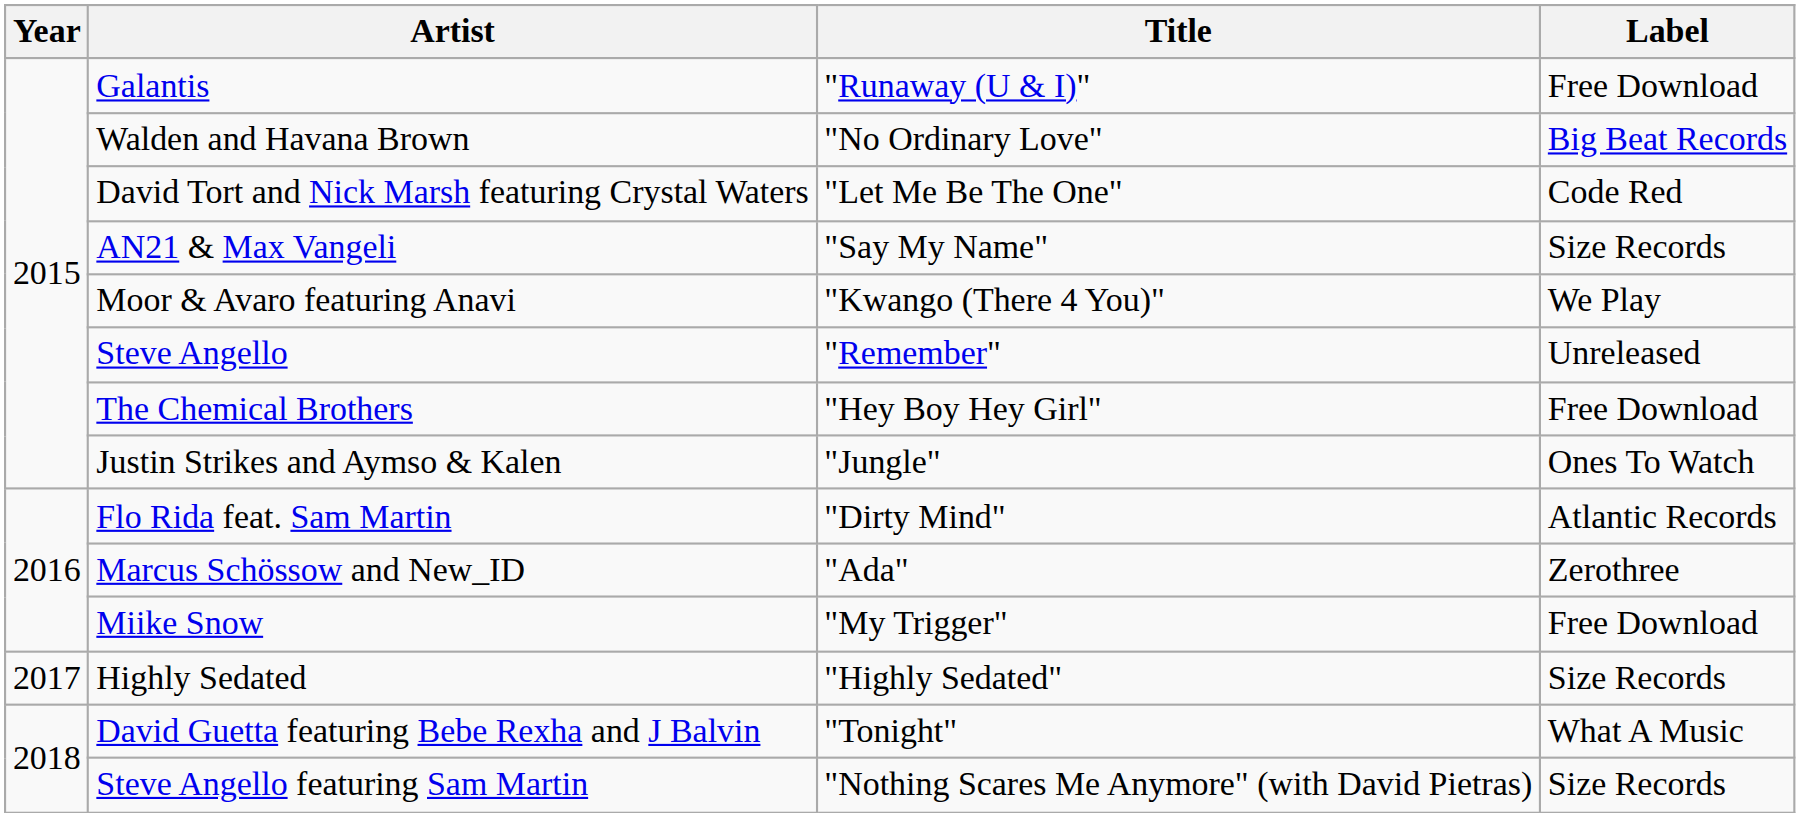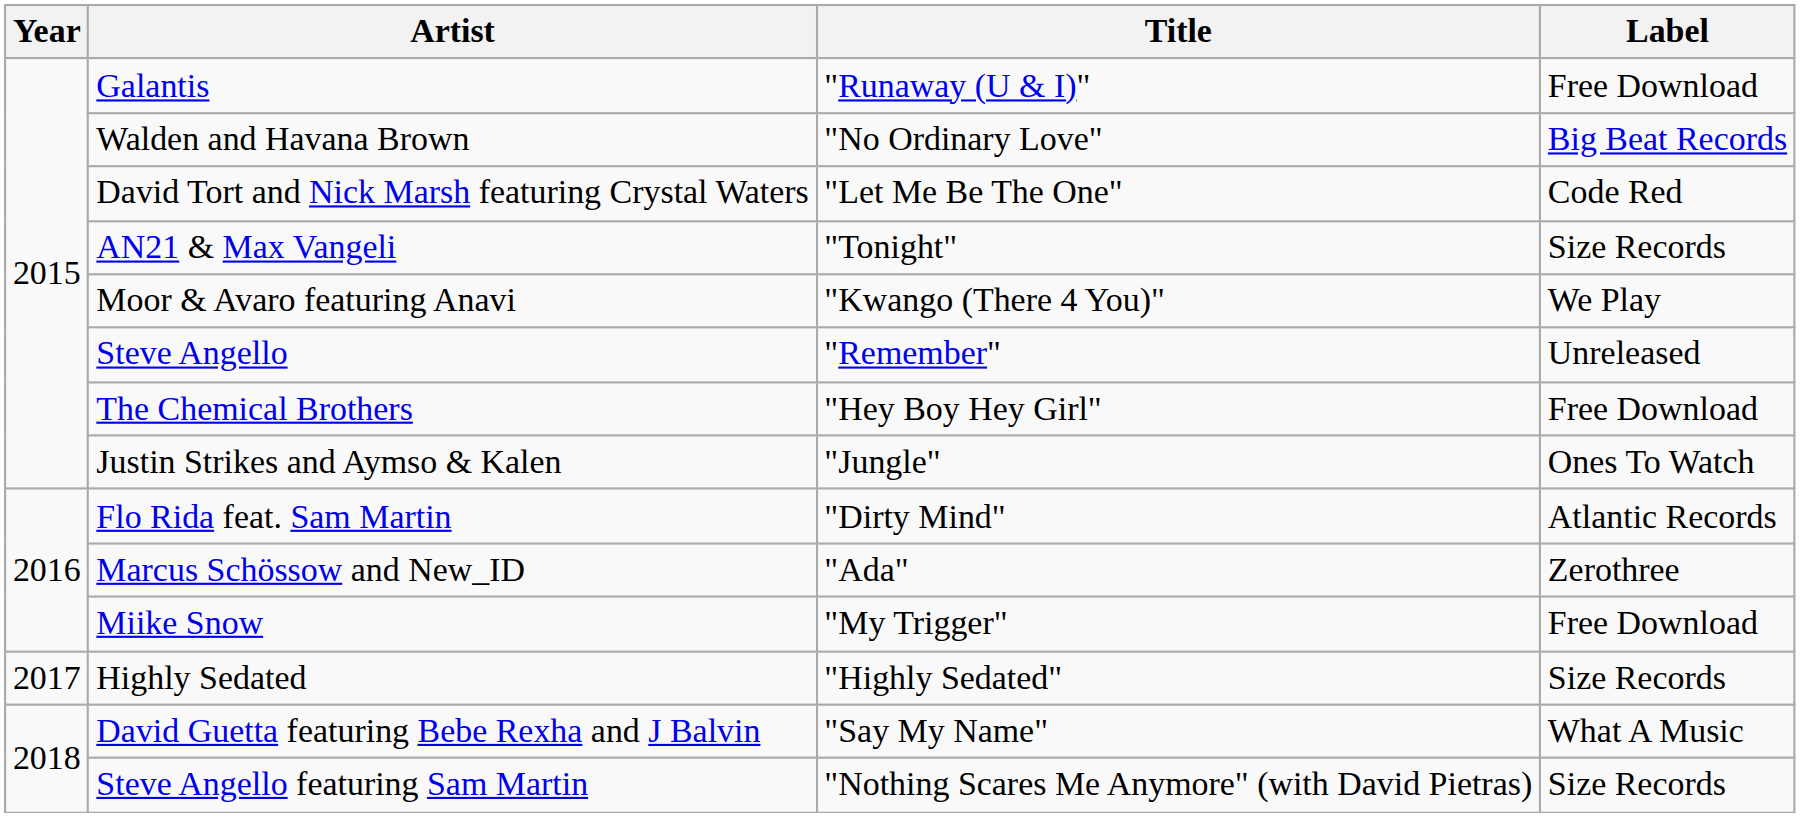(936, 246) "Say My Name" -> (891, 246) "Tonight"
(891, 730) "Tonight" -> (936, 730) "Say My Name"
